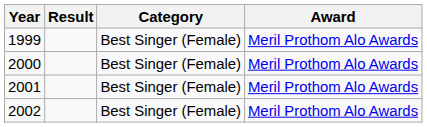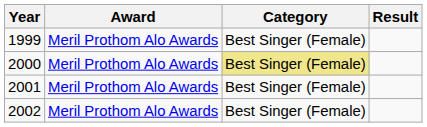columns swapped: (333, 16) <-> (71, 16)
(171, 64) no background -> (295, 64) khaki background
